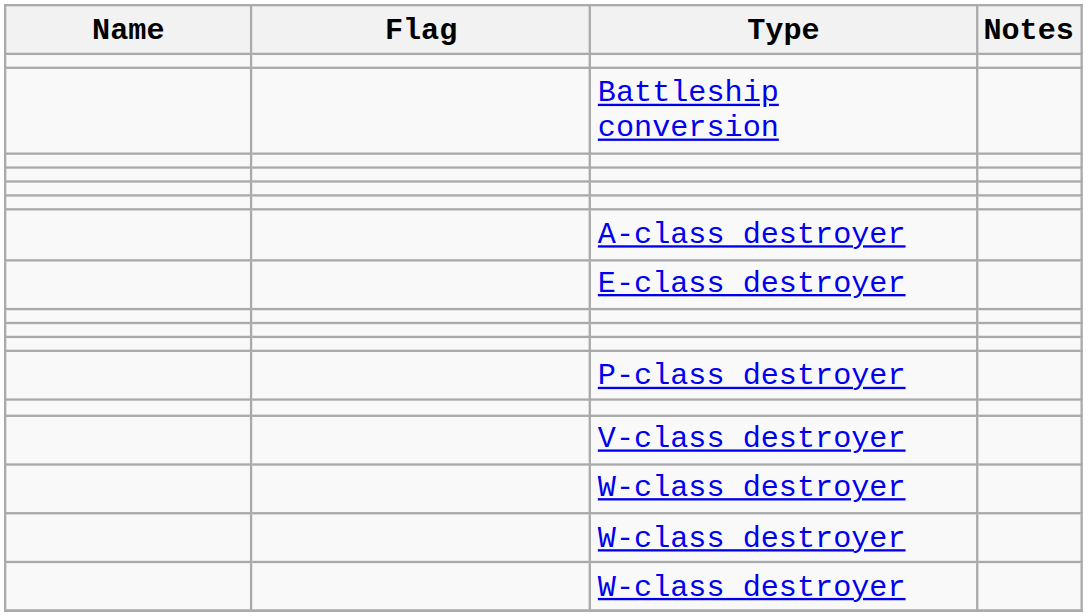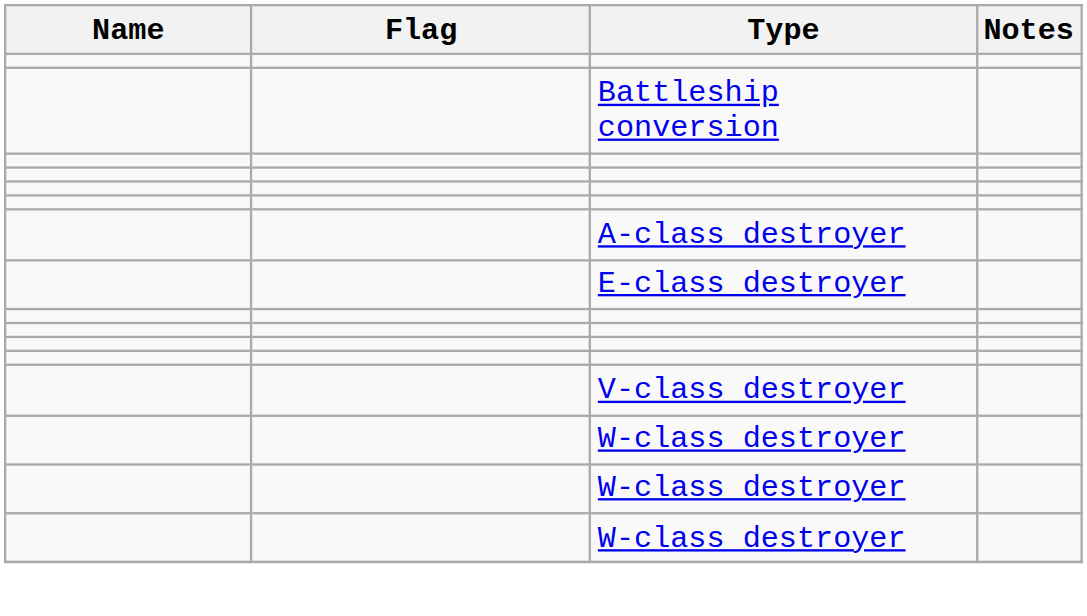- row: (128, 376)
